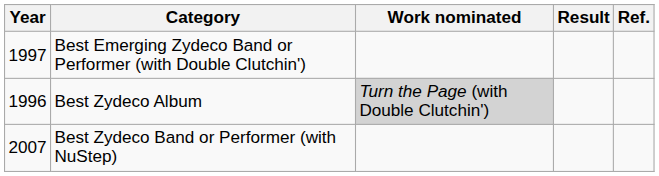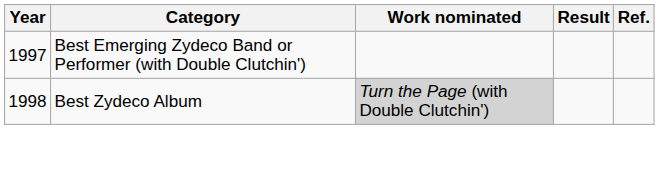(28, 101) 1996 -> (28, 101) 1998
- row: (195, 147)
